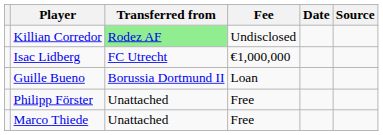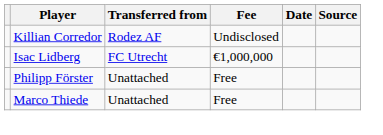(135, 36) lightgreen background -> (135, 36) no background
- row: (49, 78)
